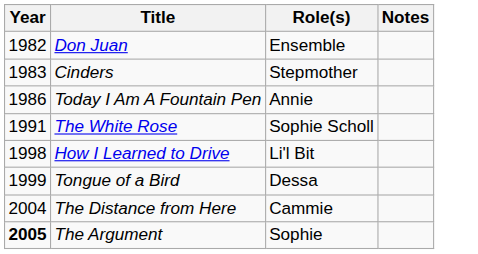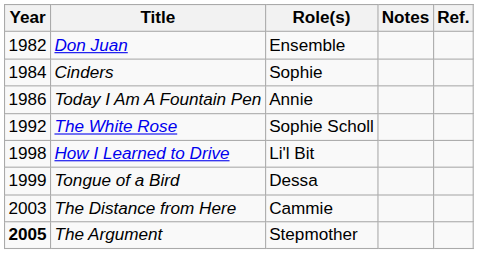+ column: (453, 18)
(28, 72) 1983 -> (28, 72) 1984
(313, 72) Stepmother -> (296, 72) Sophie
(28, 126) 1991 -> (28, 126) 1992
(28, 208) 2004 -> (28, 208) 2003
(296, 235) Sophie -> (313, 235) Stepmother
